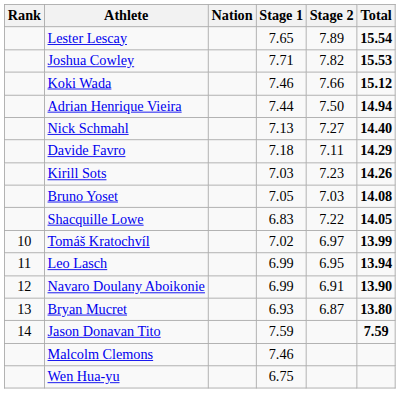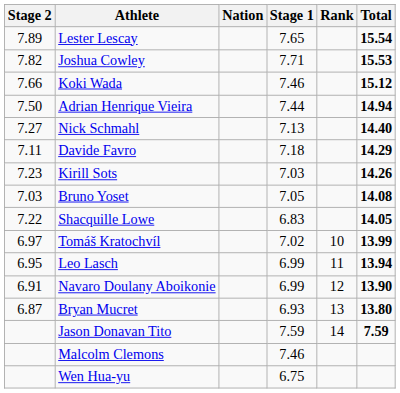columns swapped: (24, 15) <-> (332, 15)
